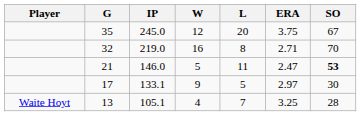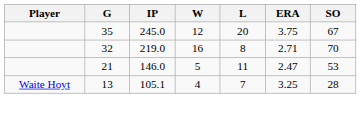(333, 66) bold -> (333, 66) normal
- row: (107, 84)
